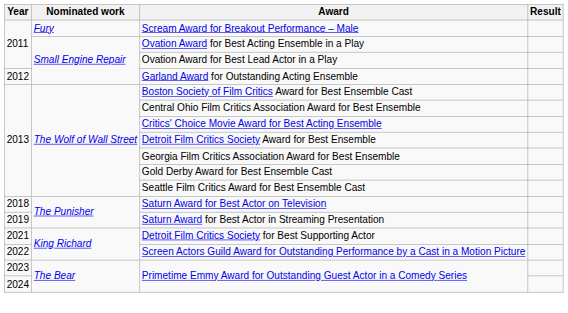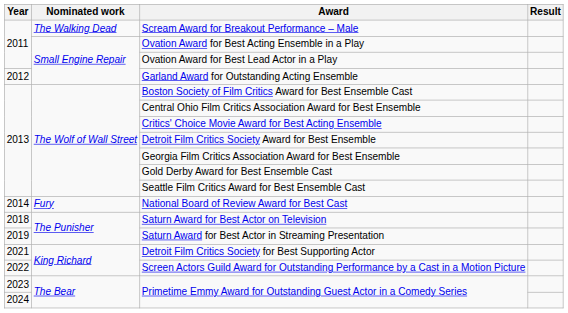(44, 28) Fury -> (75, 28) The Walking Dead
+ row: (18, 204)
